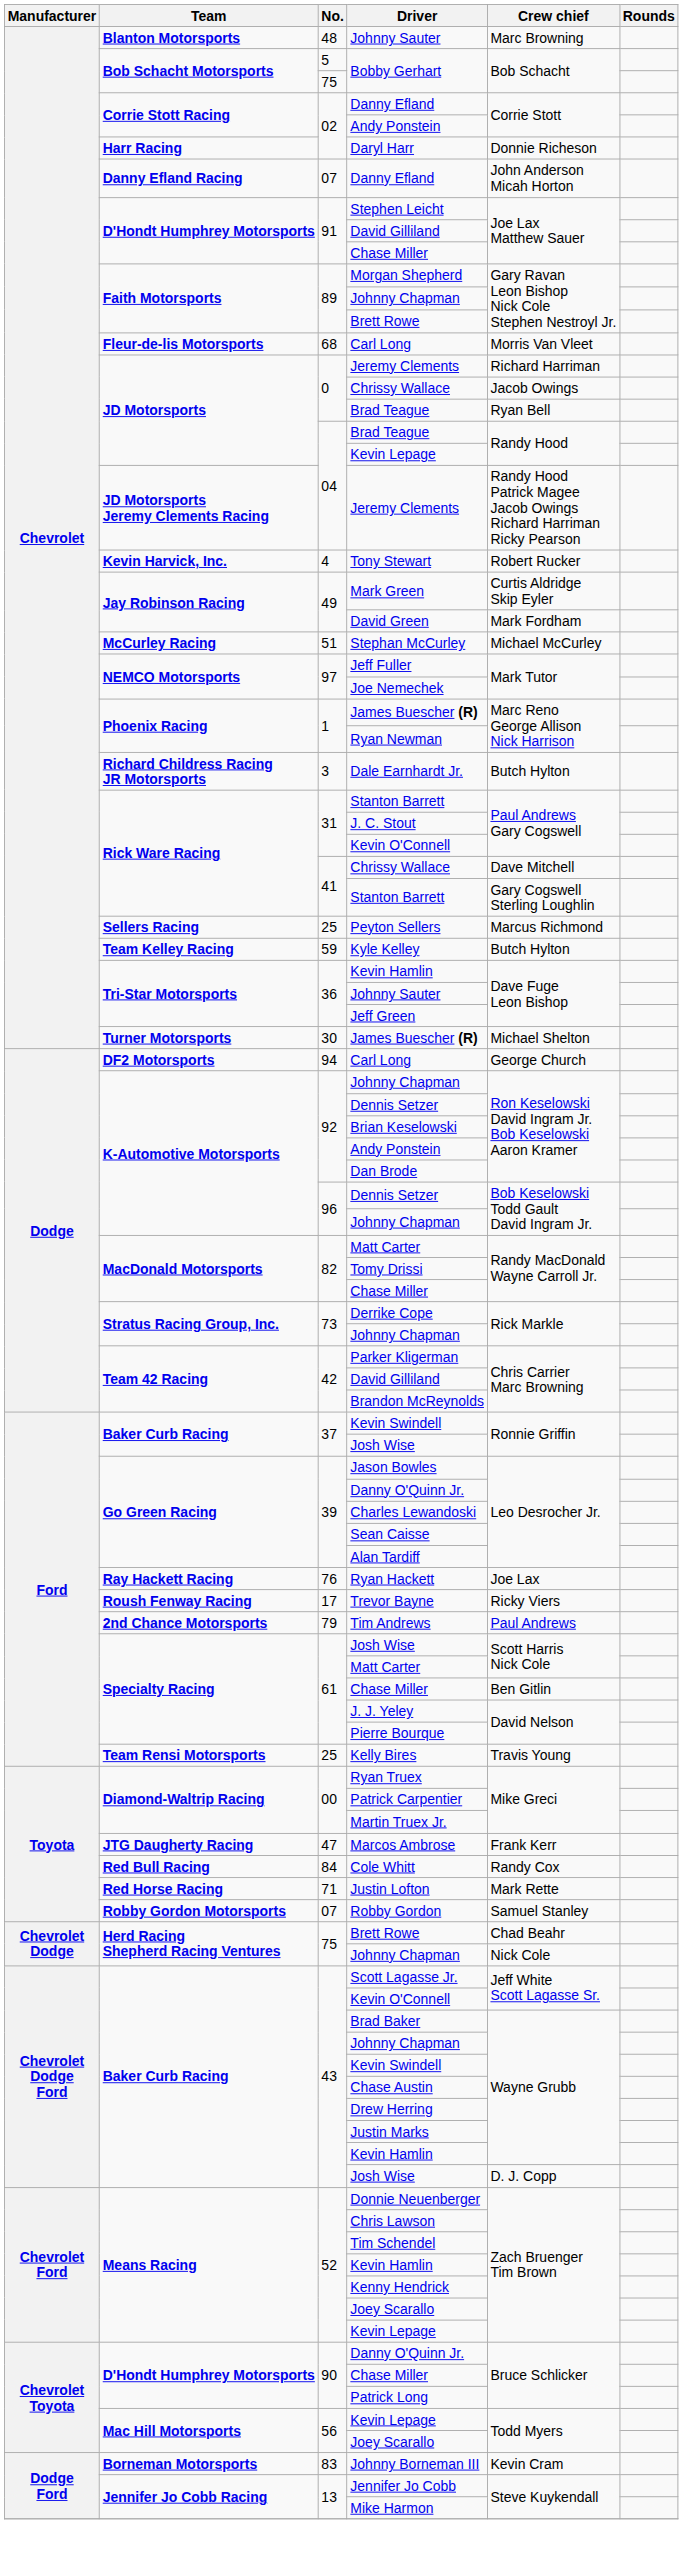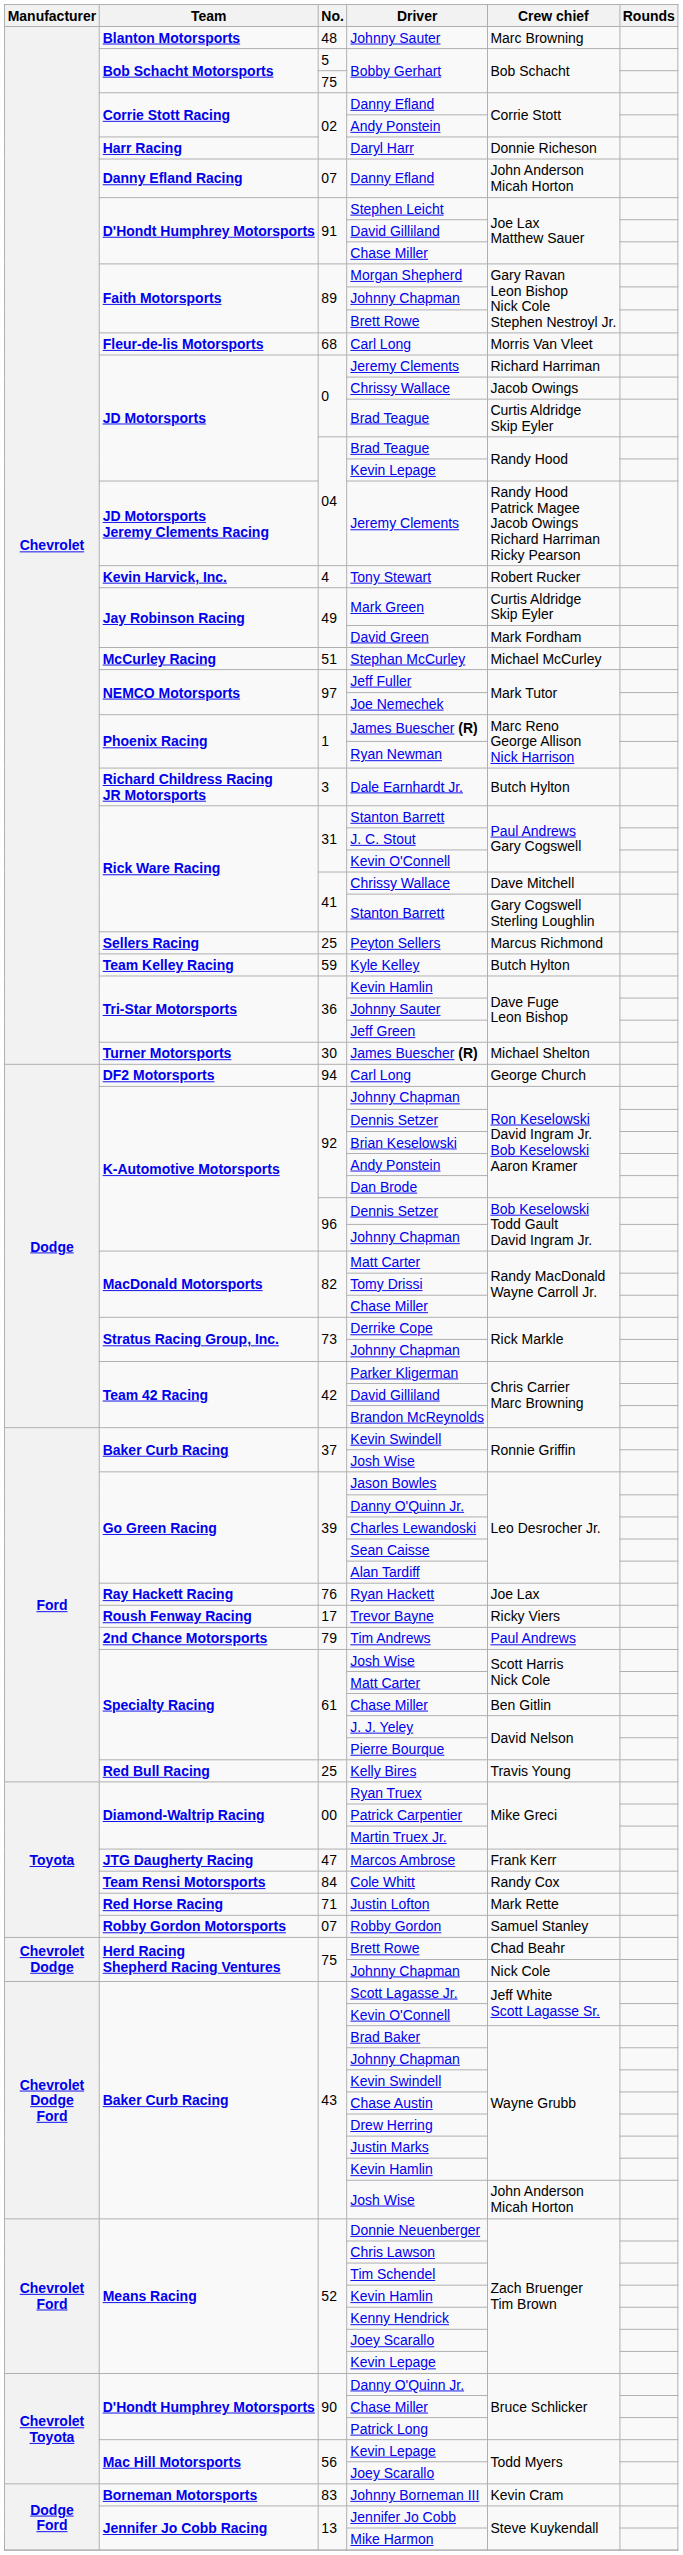(520, 410) Ryan Bell -> (536, 418) Curtis Aldridge Skip Eyler
(184, 1756) Team Rensi Motorsports -> (156, 1771) Red Bull Racing
(156, 1866) Red Bull Racing -> (184, 1882) Team Rensi Motorsports
(523, 2176) D. J. Copp -> (537, 2200) John Anderson Micah Horton
